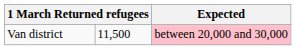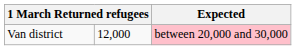(114, 35) 11,500 -> (114, 35) 12,000
